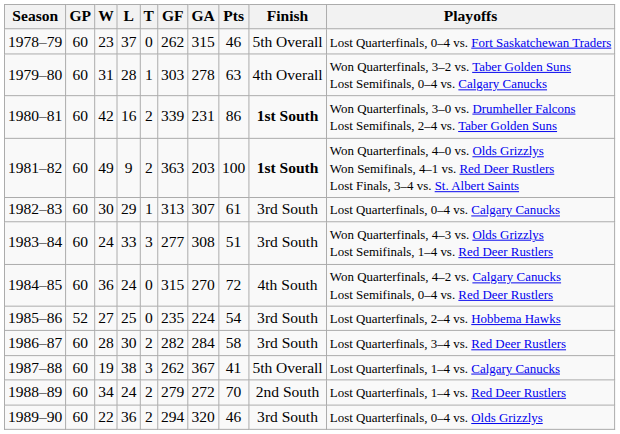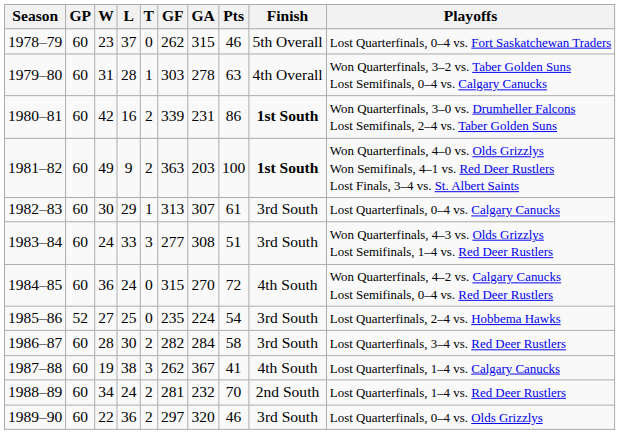(288, 367) 5th Overall -> (288, 367) 4th South
(173, 392) 279 -> (173, 392) 281
(203, 392) 272 -> (203, 392) 232
(173, 416) 294 -> (173, 416) 297
